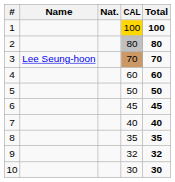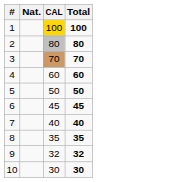- column: (59, 12)
